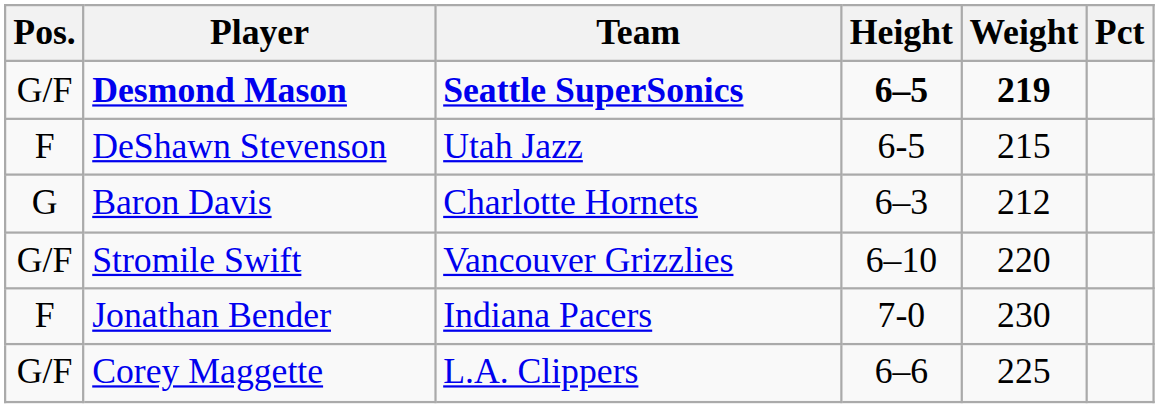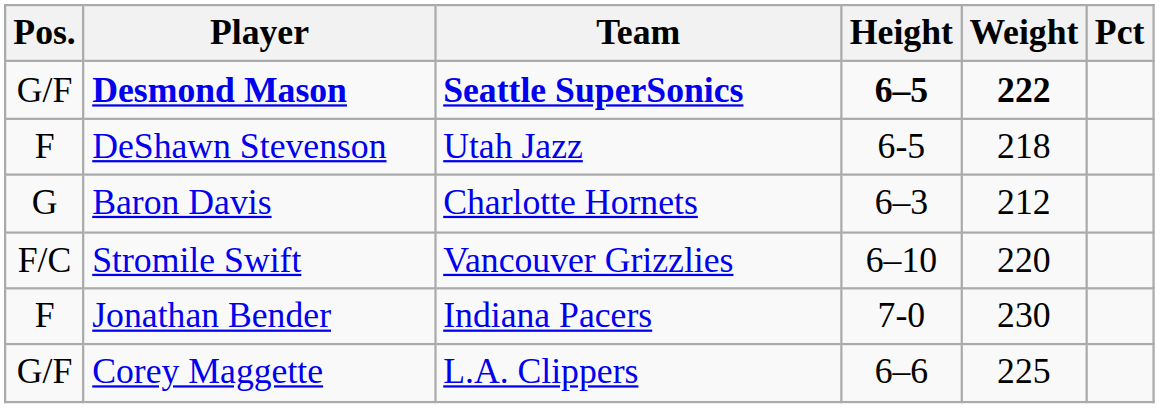(1024, 89) 219 -> (1024, 89) 222
(1024, 145) 215 -> (1024, 145) 218
(45, 259) G/F -> (45, 259) F/C
